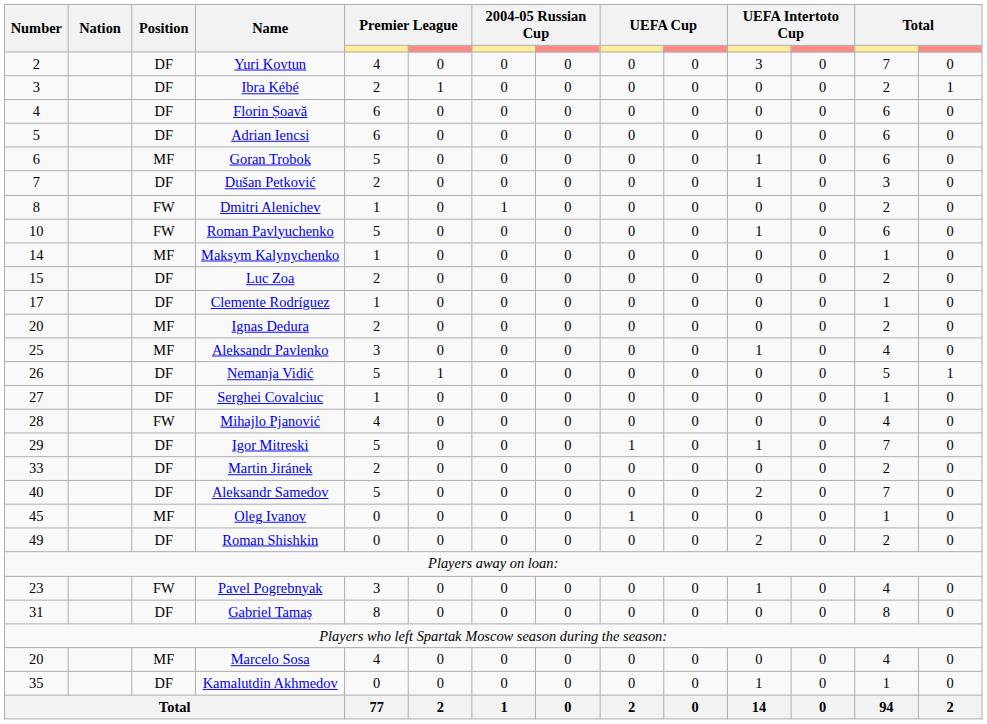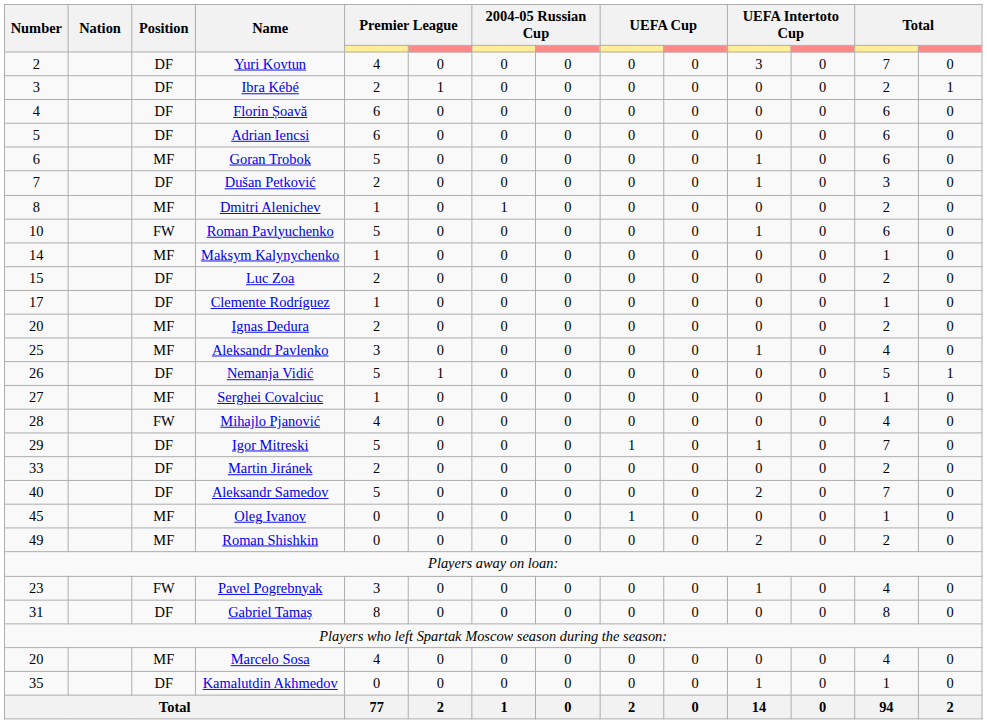(164, 207) FW -> (164, 207) MF
(164, 397) DF -> (164, 397) MF
(164, 540) DF -> (164, 540) MF
